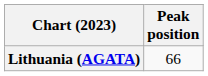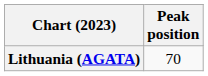(173, 58) 66 -> (173, 58) 70
